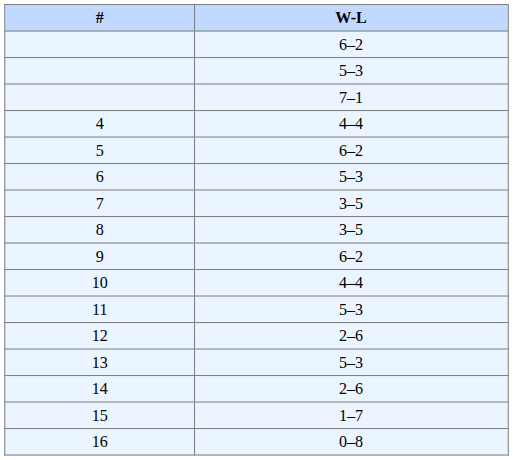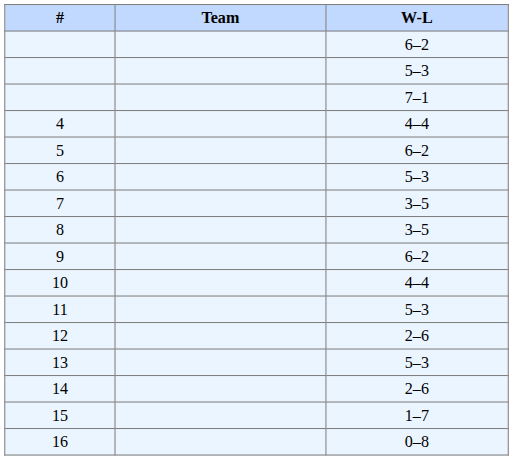+ column: (220, 17)
